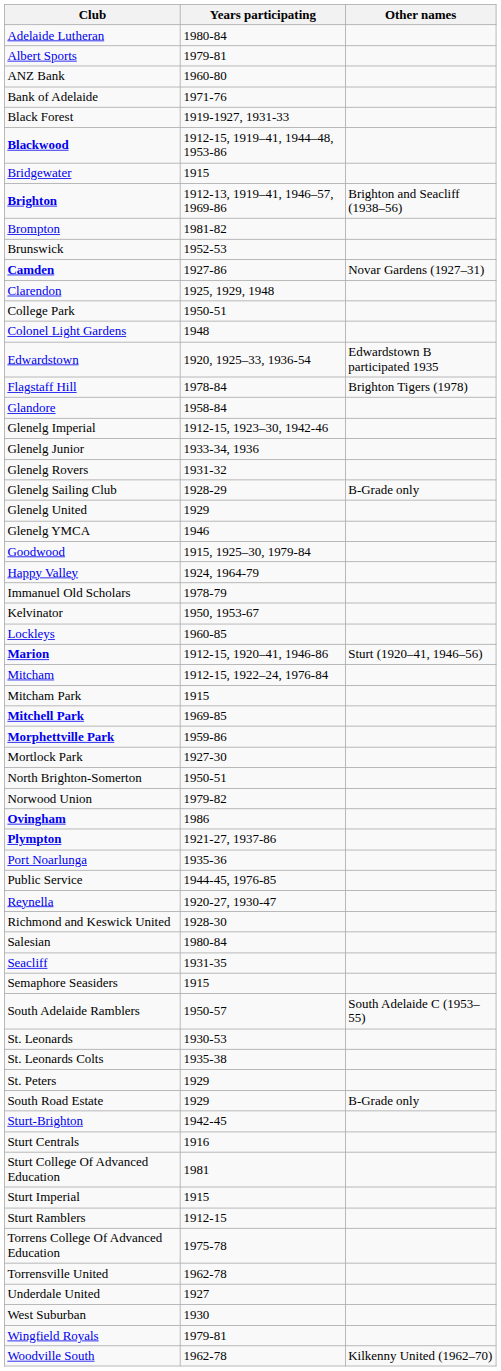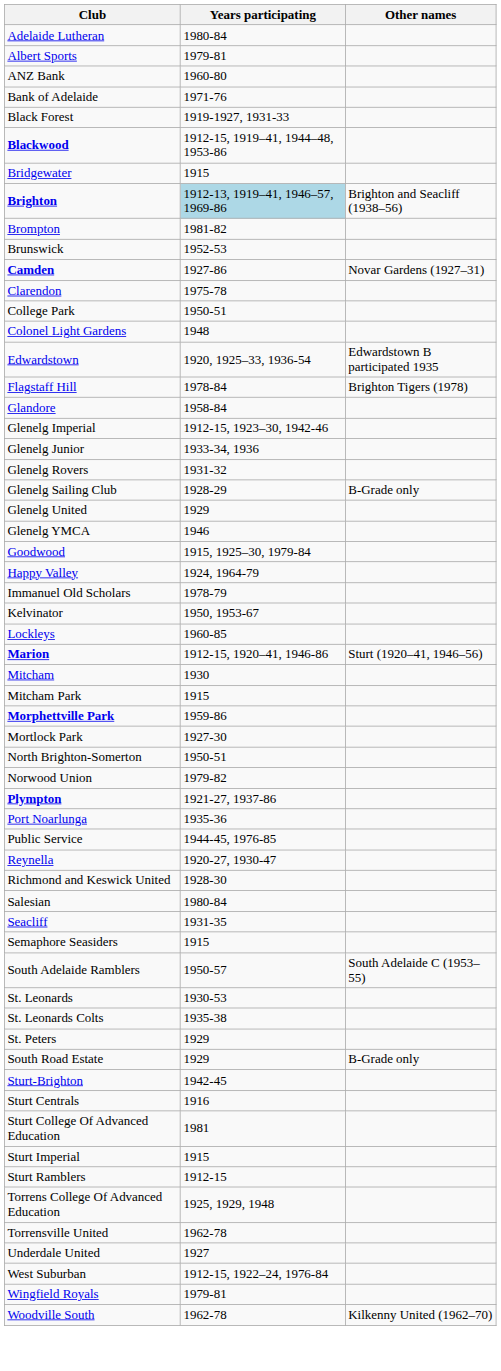(258, 201) no background -> (258, 201) lightblue background
(229, 290) 1925, 1929, 1948 -> (205, 290) 1975-78
(256, 675) 1912-15, 1922–24, 1976-84 -> (196, 675) 1930
- row: (46, 716)
- row: (37, 819)
(205, 1245) 1975-78 -> (229, 1204) 1925, 1929, 1948
(196, 1314) 1930 -> (256, 1273) 1912-15, 1922–24, 1976-84
